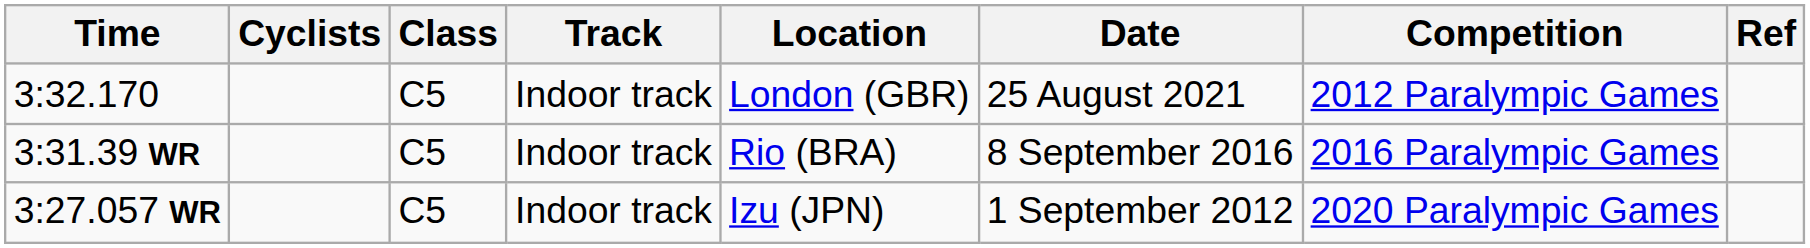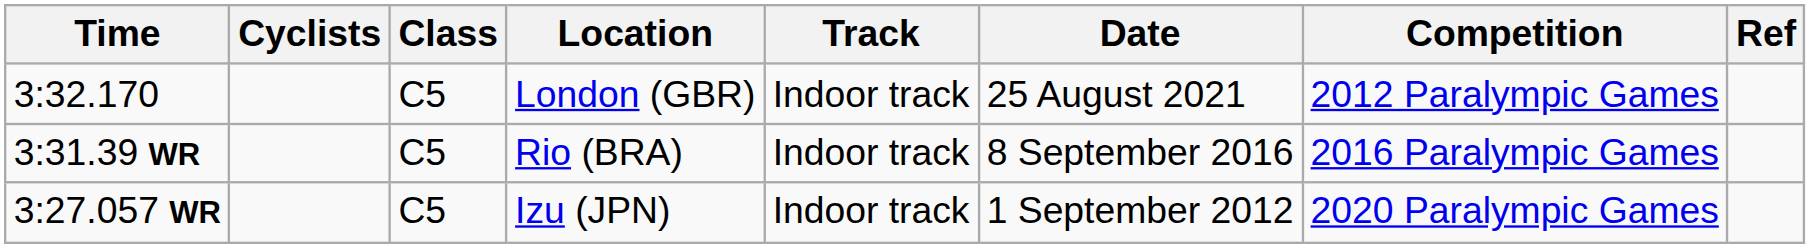columns swapped: (849, 34) <-> (613, 34)
